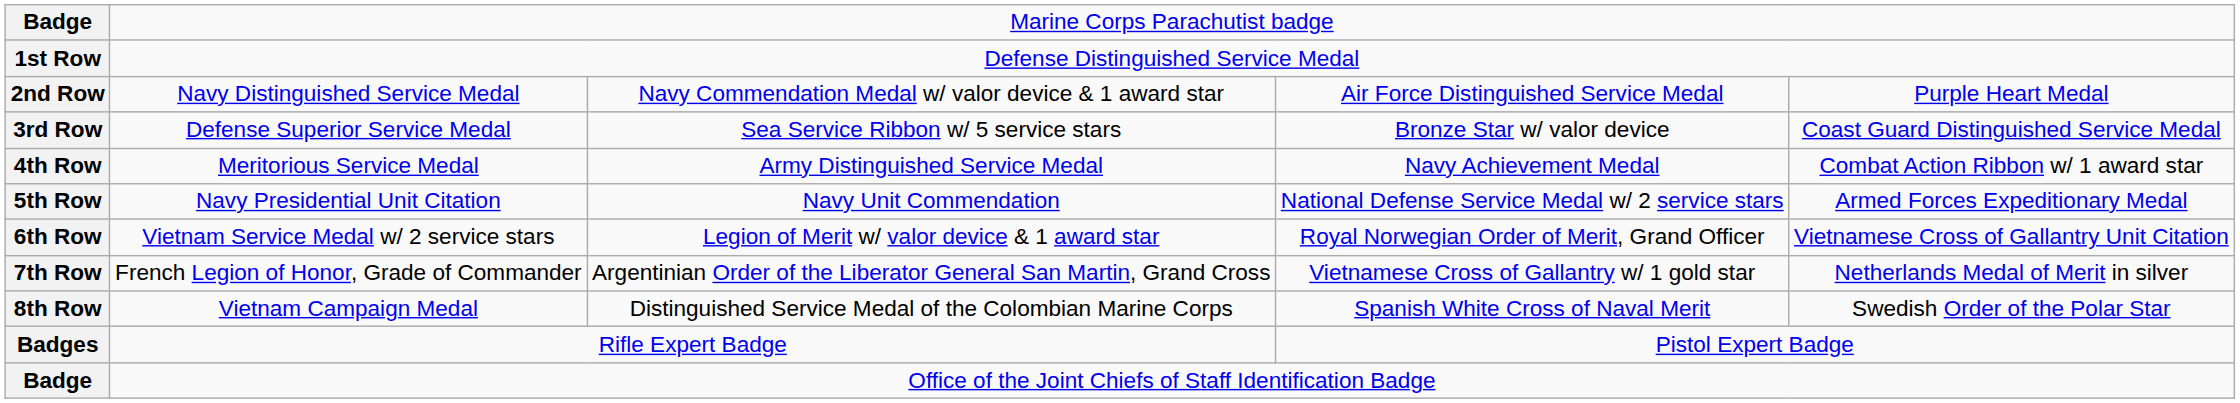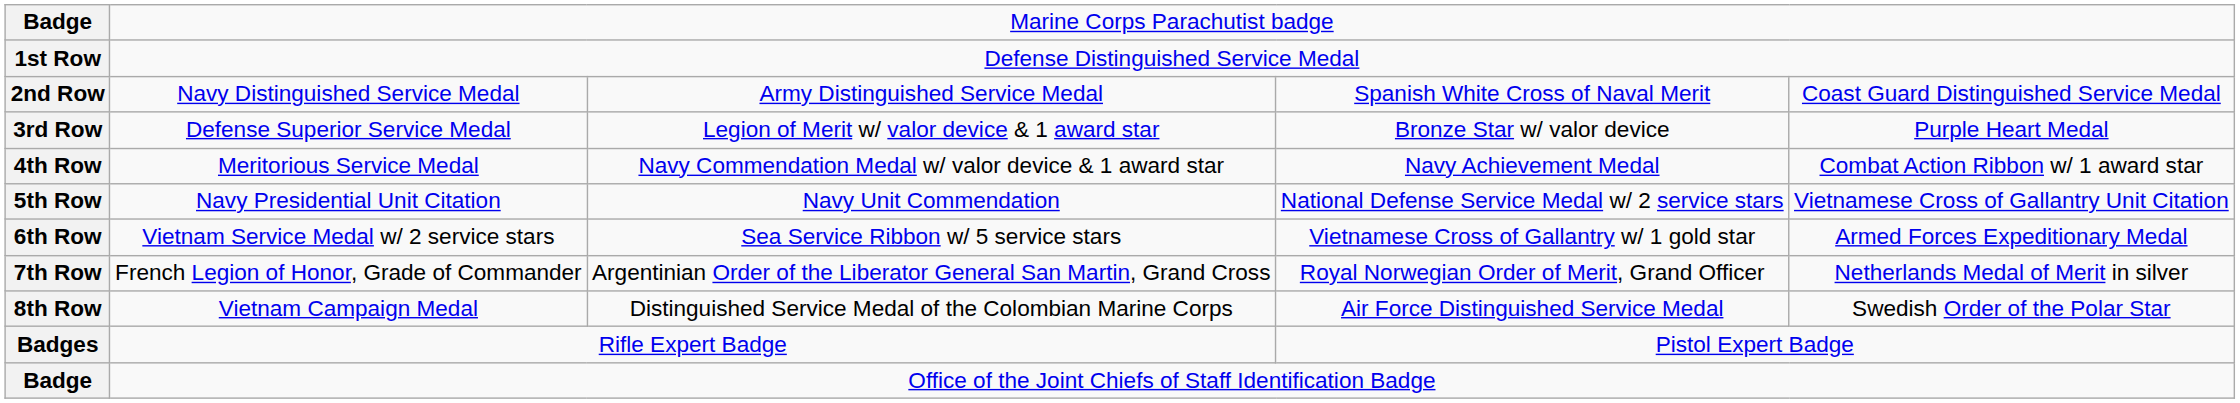(931, 93) Navy Commendation Medal w/ valor device & 1 award star -> (931, 93) Army Distinguished Service Medal
(1532, 93) Air Force Distinguished Service Medal -> (1532, 93) Spanish White Cross of Naval Merit
(2011, 93) Purple Heart Medal -> (2011, 93) Coast Guard Distinguished Service Medal
(931, 129) Sea Service Ribbon w/ 5 service stars -> (931, 129) Legion of Merit w/ valor device & 1 award star
(2011, 129) Coast Guard Distinguished Service Medal -> (2011, 129) Purple Heart Medal
(931, 165) Army Distinguished Service Medal -> (931, 165) Navy Commendation Medal w/ valor device & 1 award star
(2011, 201) Armed Forces Expeditionary Medal -> (2011, 201) Vietnamese Cross of Gallantry Unit Citation
(931, 237) Legion of Merit w/ valor device & 1 award star -> (931, 237) Sea Service Ribbon w/ 5 service stars
(1532, 237) Royal Norwegian Order of Merit, Grand Officer -> (1532, 237) Vietnamese Cross of Gallantry w/ 1 gold star
(2011, 237) Vietnamese Cross of Gallantry Unit Citation -> (2011, 237) Armed Forces Expeditionary Medal
(1532, 272) Vietnamese Cross of Gallantry w/ 1 gold star -> (1532, 272) Royal Norwegian Order of Merit, Grand Officer
(1532, 308) Spanish White Cross of Naval Merit -> (1532, 308) Air Force Distinguished Service Medal
